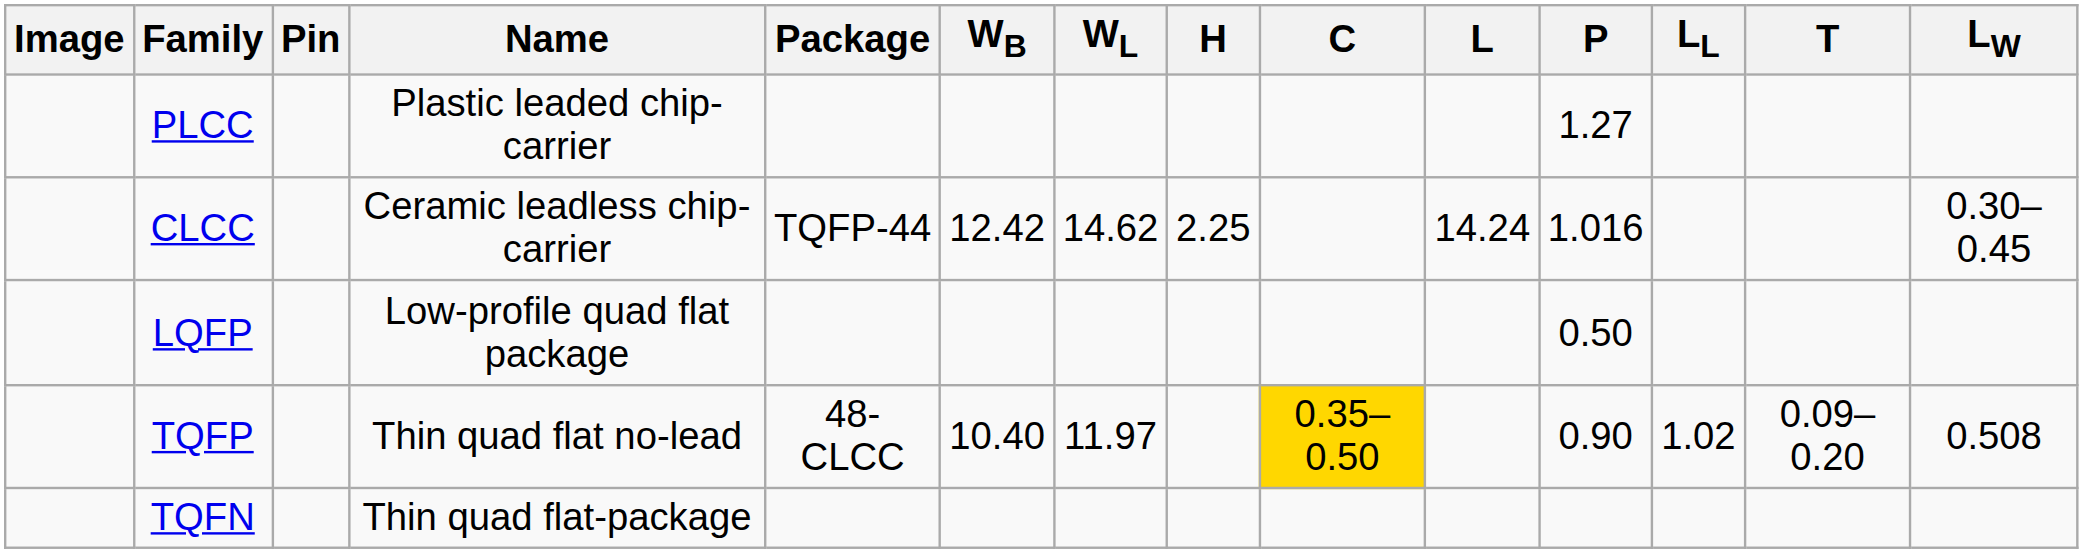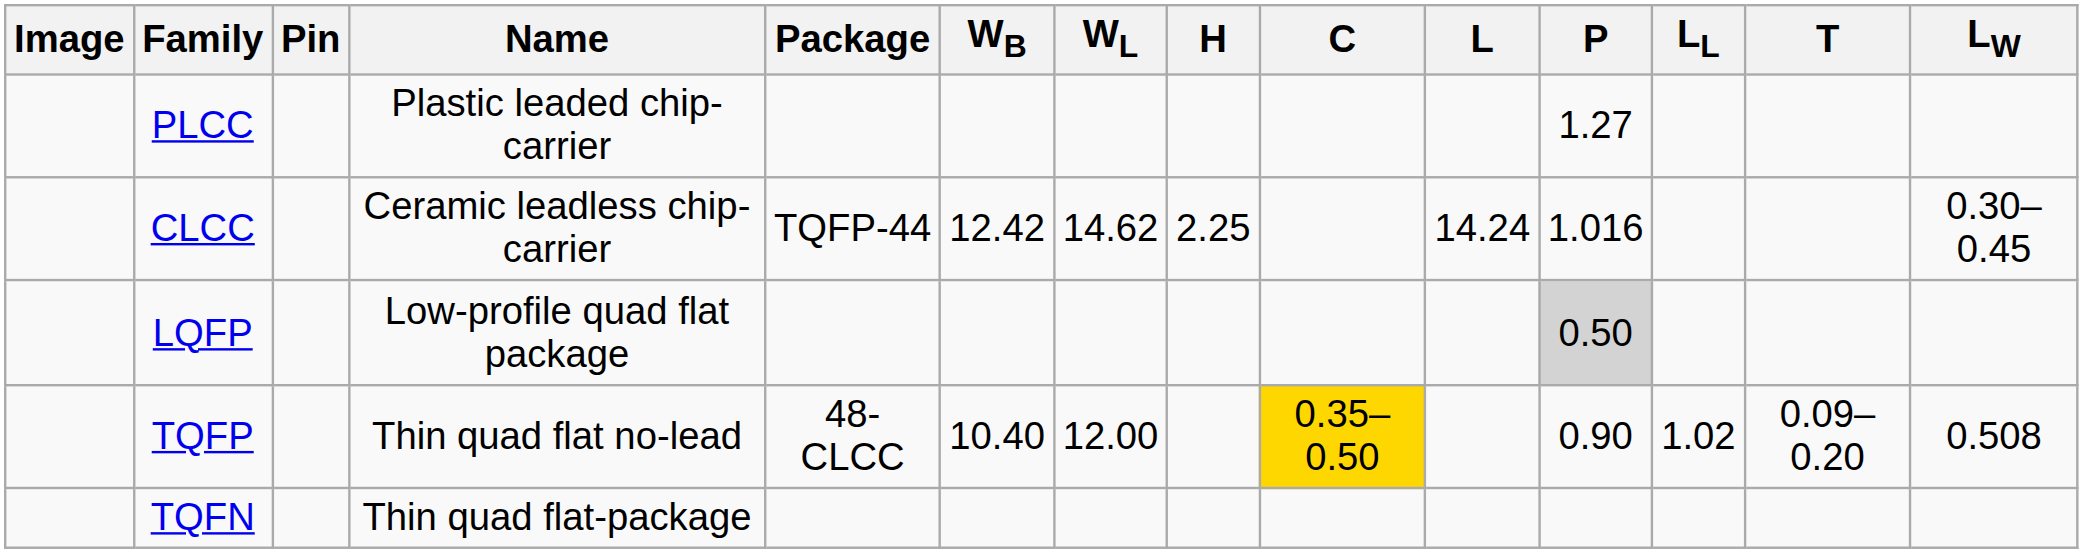(1596, 331) no background -> (1596, 331) lightgrey background
(1111, 435) 11.97 -> (1111, 435) 12.00
